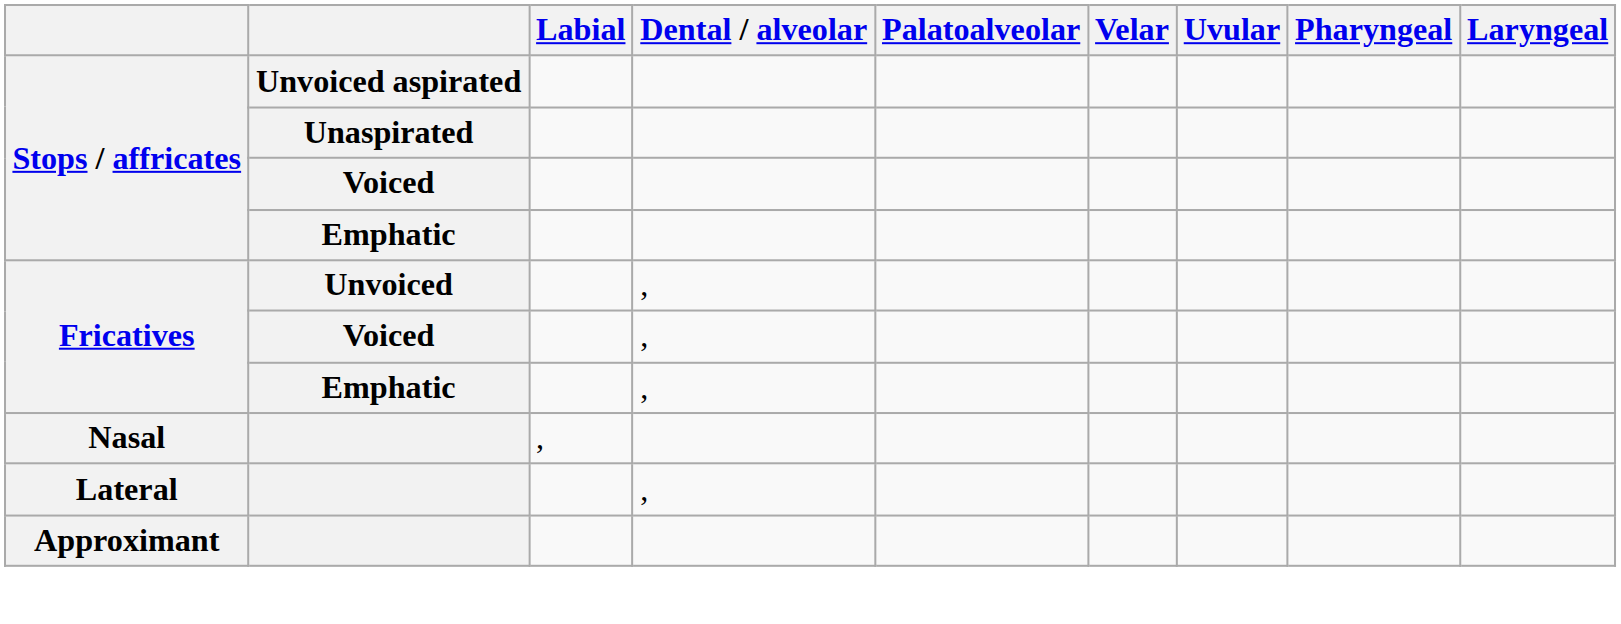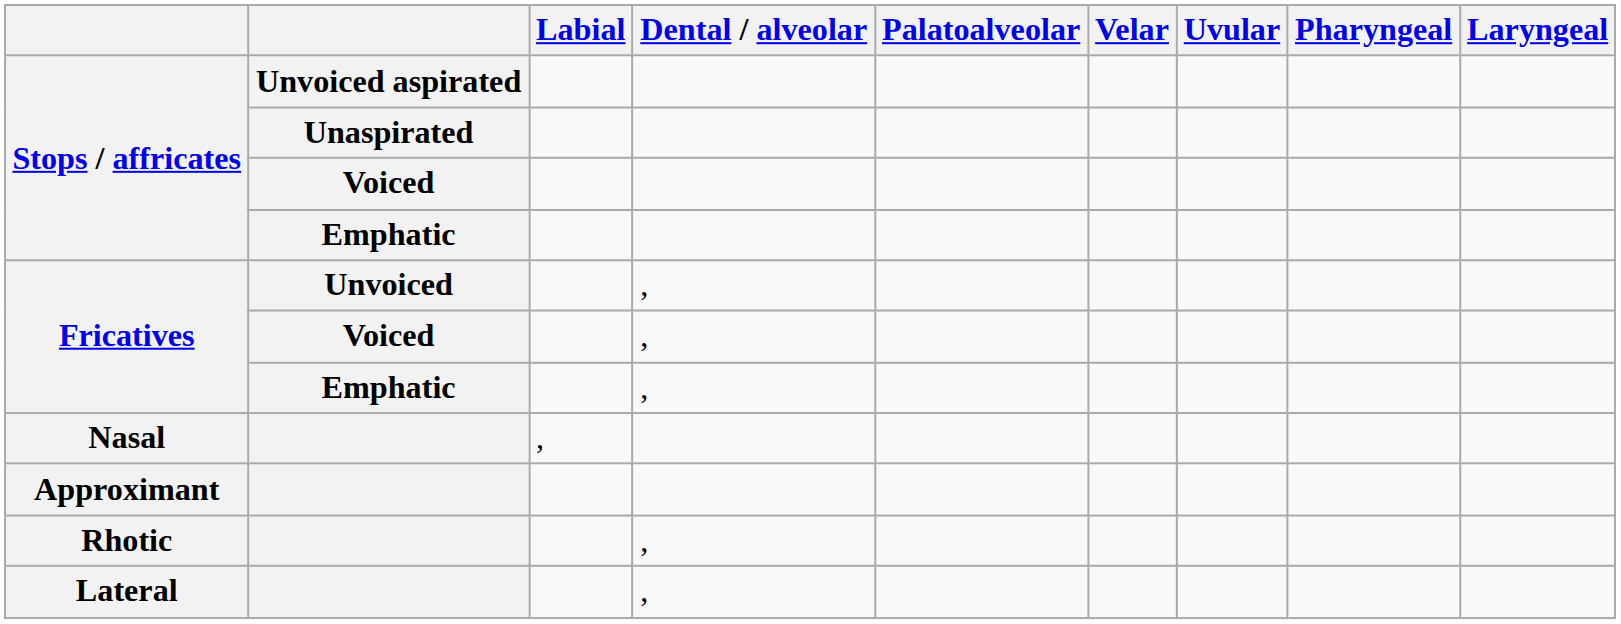rows swapped: (127, 489) <-> (127, 540)
+ row: (127, 540)
